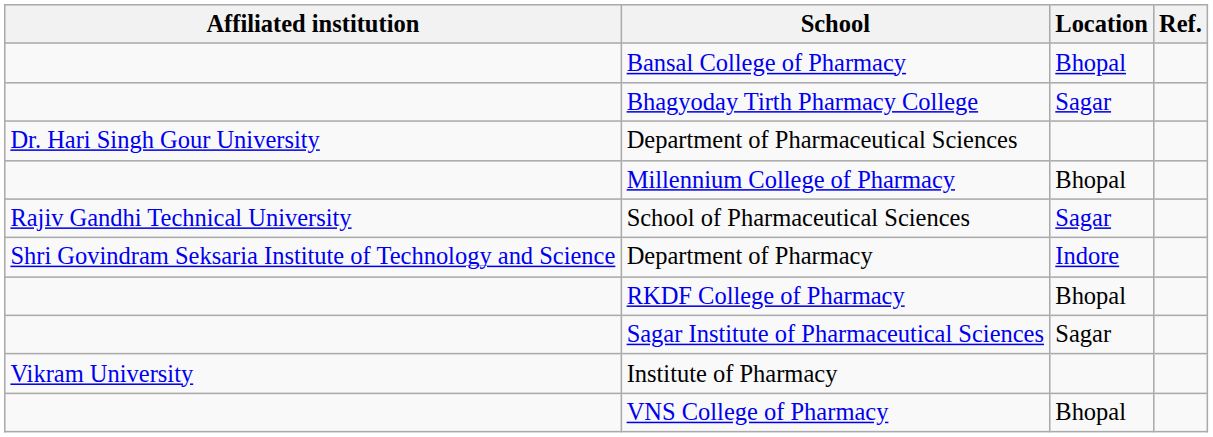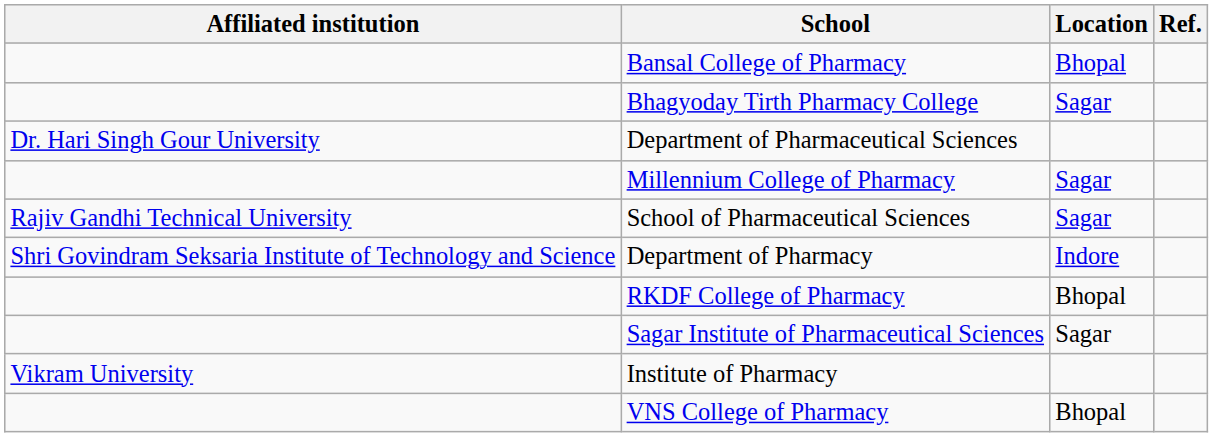(1091, 179) Bhopal -> (1083, 179) Sagar
